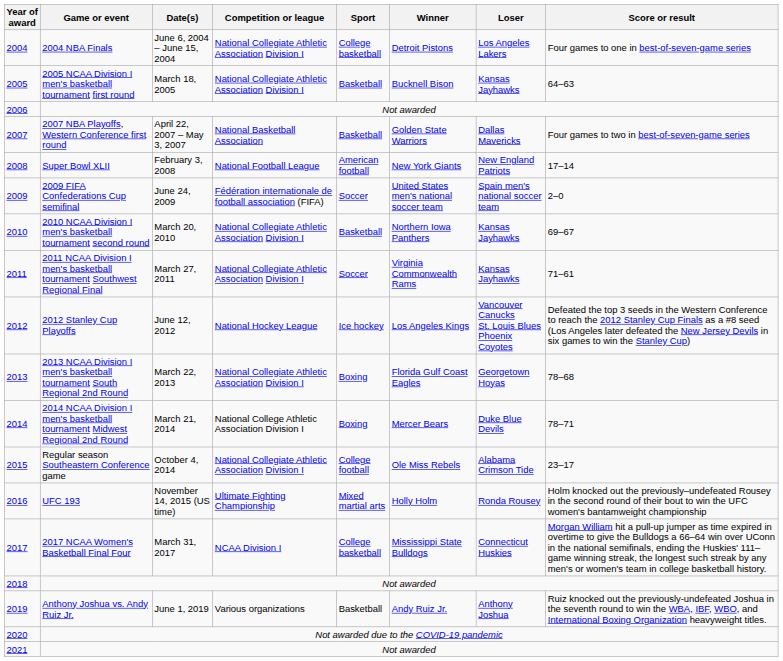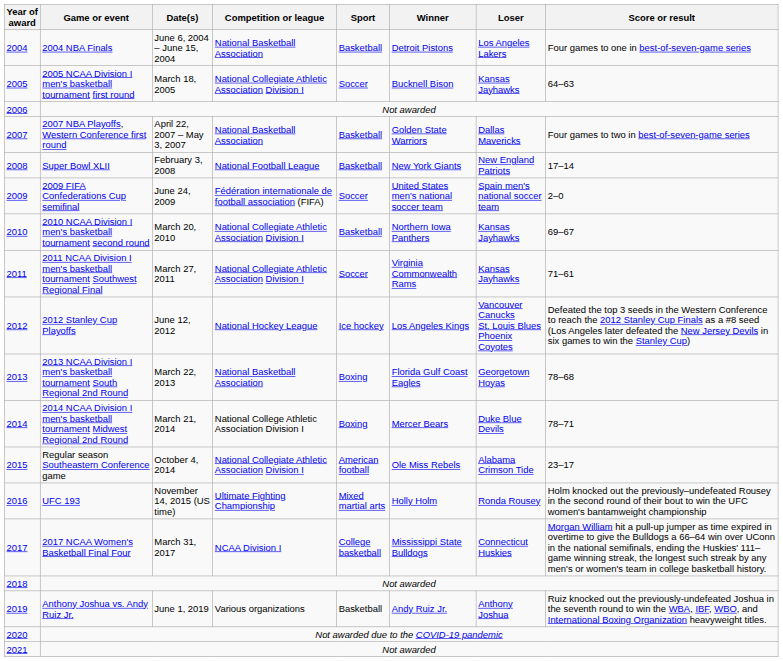(271, 48) National Collegiate Athletic Association Division I -> (255, 48) National Basketball Association
(360, 48) College basketball -> (360, 48) Basketball
(360, 84) Basketball -> (353, 84) Soccer
(359, 166) American football -> (360, 166) Basketball
(271, 377) National Collegiate Athletic Association Division I -> (255, 377) National Basketball Association
(355, 465) College football -> (359, 465) American football
